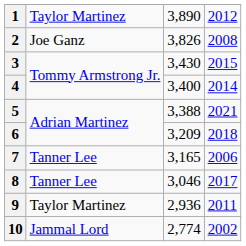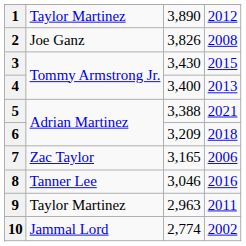(223, 87) 2014 -> (223, 87) 2013
(63, 157) Tanner Lee -> (62, 157) Zac Taylor
(223, 181) 2017 -> (223, 181) 2016
(184, 205) 2,936 -> (184, 205) 2,963
